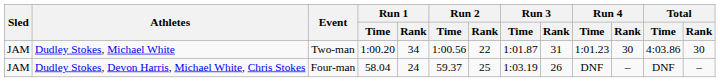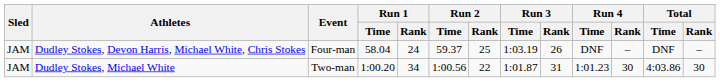rows swapped: (105, 49) <-> (170, 67)
